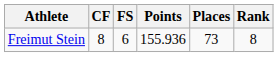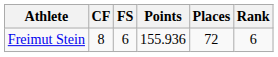(211, 39) 73 -> (211, 39) 72
(253, 39) 8 -> (253, 39) 6
